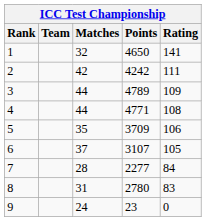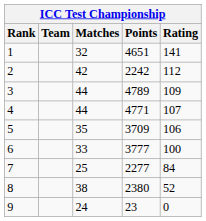(137, 52) 4650 -> (137, 52) 4651
(137, 71) 4242 -> (137, 71) 2242
(172, 71) 111 -> (172, 71) 112
(172, 110) 108 -> (172, 110) 107
(81, 149) 37 -> (81, 149) 33
(137, 149) 3107 -> (137, 149) 3777
(172, 149) 105 -> (172, 149) 100
(81, 168) 28 -> (81, 168) 25
(81, 187) 31 -> (81, 187) 38
(137, 187) 2780 -> (137, 187) 2380
(169, 187) 83 -> (169, 187) 52
